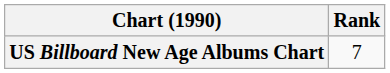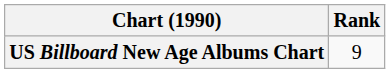(357, 52) 7 -> (357, 52) 9
